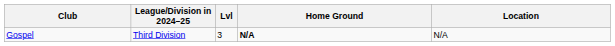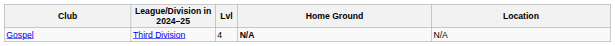(220, 35) 3 -> (220, 35) 4
